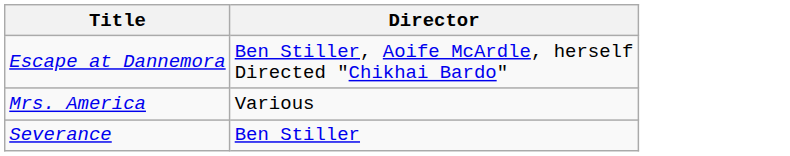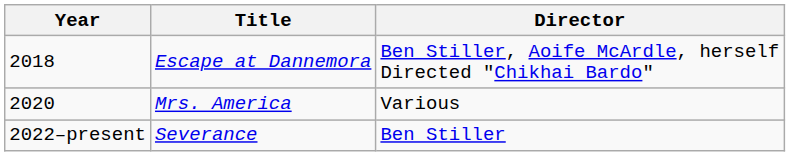+ column: (78, 20)
